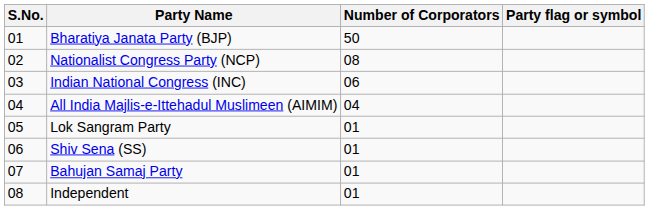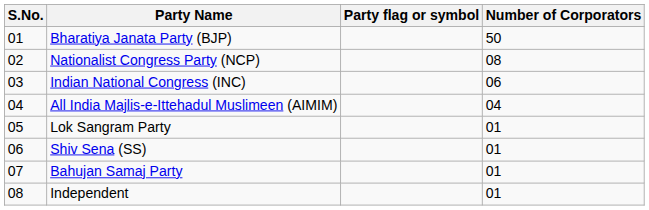columns swapped: (574, 15) <-> (422, 15)
